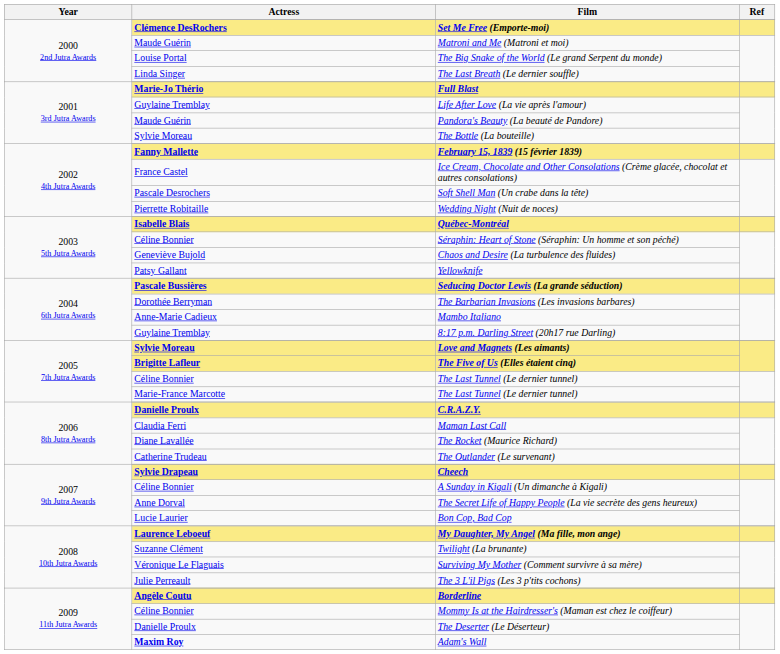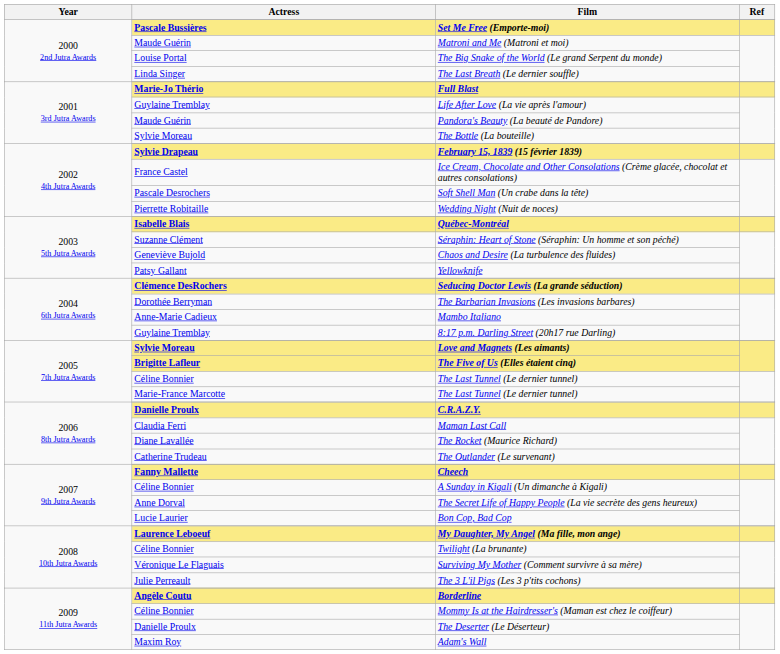(181, 27) Clémence DesRochers -> (170, 27) Pascale Bussières
(166, 151) Fanny Mallette -> (166, 151) Sylvie Drapeau
(164, 239) Céline Bonnier -> (169, 239) Suzanne Clément
(170, 286) Pascale Bussières -> (181, 286) Clémence DesRochers
(166, 472) Sylvie Drapeau -> (166, 472) Fanny Mallette
(169, 549) Suzanne Clément -> (164, 549) Céline Bonnier
(159, 642) bold -> (158, 642) normal
